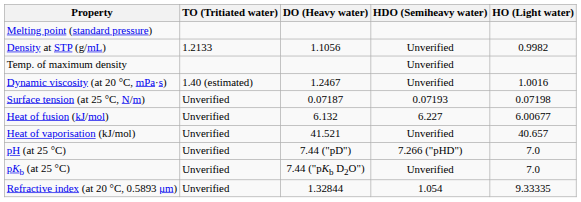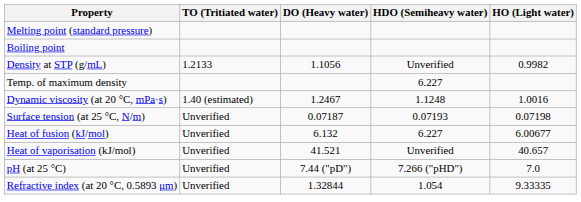+ row: (36, 47)
(430, 64) Unverified -> (430, 82) 6.227
(430, 82) Unverified -> (430, 99) 1.1248
- row: (38, 169)
